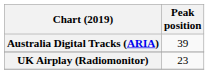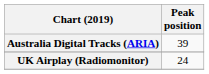(183, 60) 23 -> (183, 60) 24
